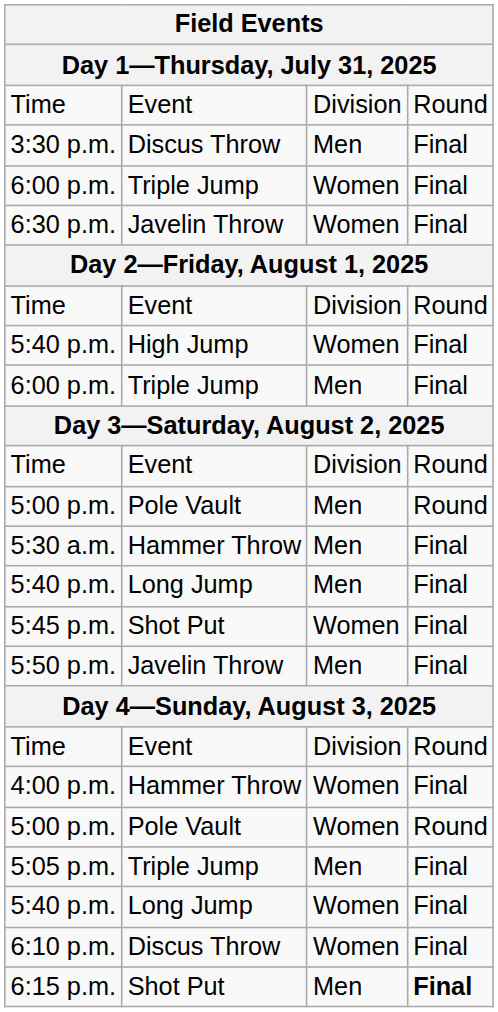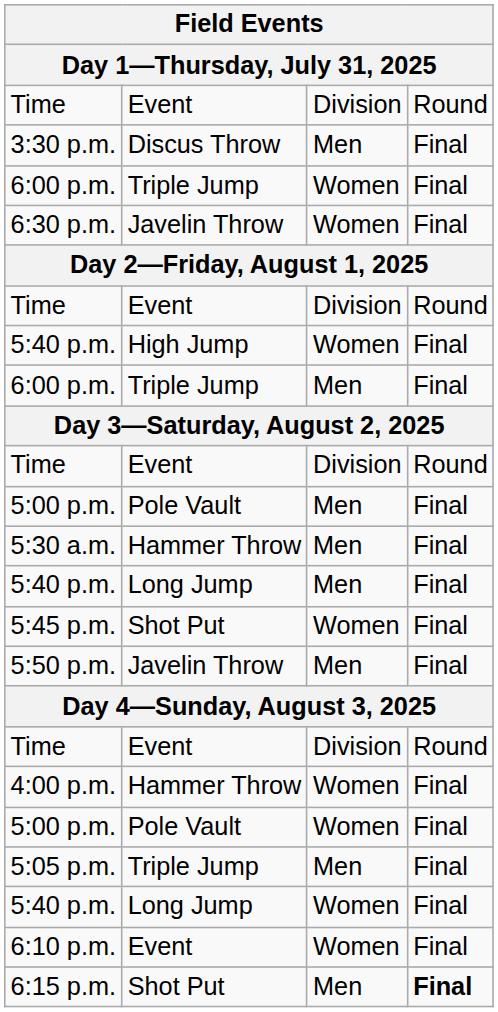(450, 505) Round -> (441, 505) Final
(450, 826) Round -> (441, 826) Final
(204, 946) Discus Throw -> (160, 946) Event
